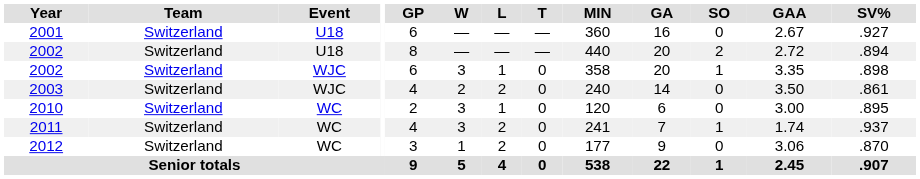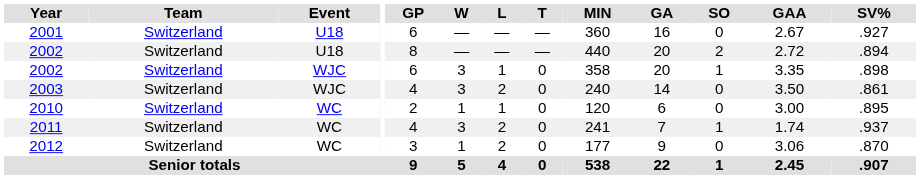(462, 89) 2 -> (462, 89) 3
(462, 108) 3 -> (462, 108) 1
